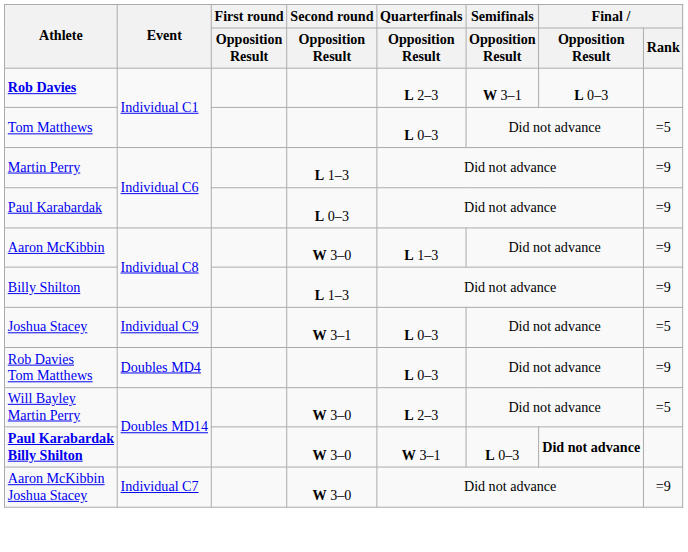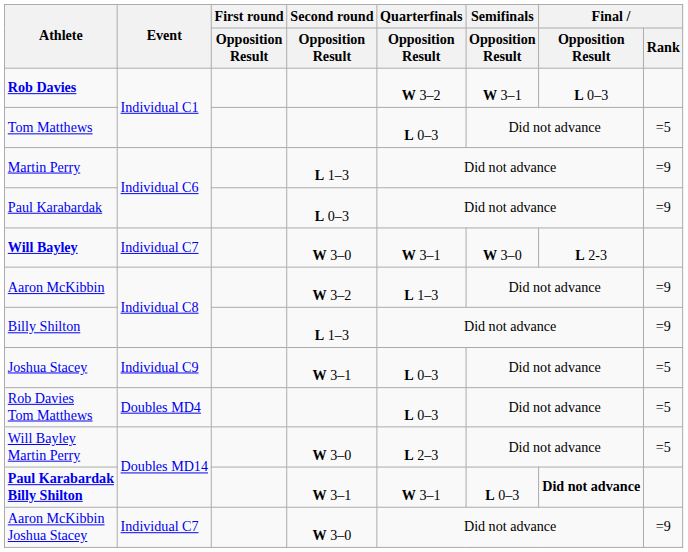(421, 96) L 2–3 -> (421, 96) W 3–2
+ row: (43, 247)
(332, 256) W 3–0 -> (332, 296) W 3–2
(663, 367) =9 -> (663, 407) =5
(332, 455) W 3–0 -> (332, 495) W 3–1
